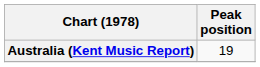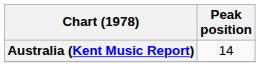(226, 51) 19 -> (226, 51) 14
